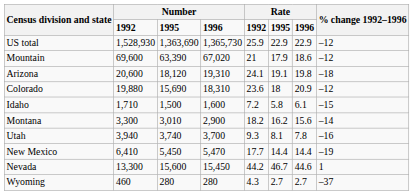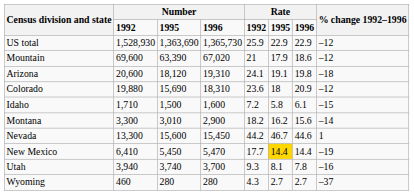rows swapped: (21, 167) <-> (16, 136)
(279, 151) no background -> (279, 151) gold background
